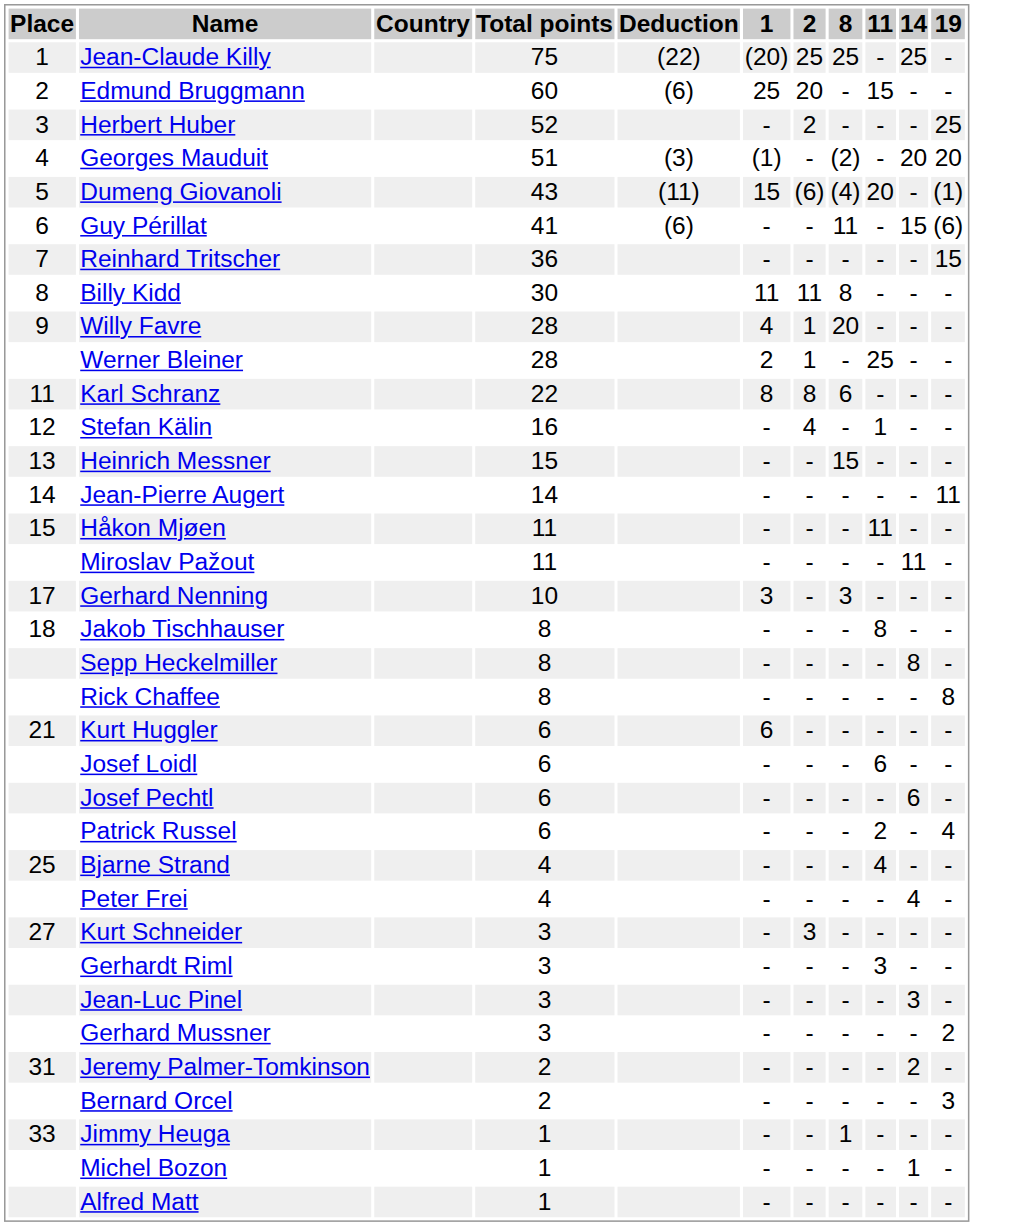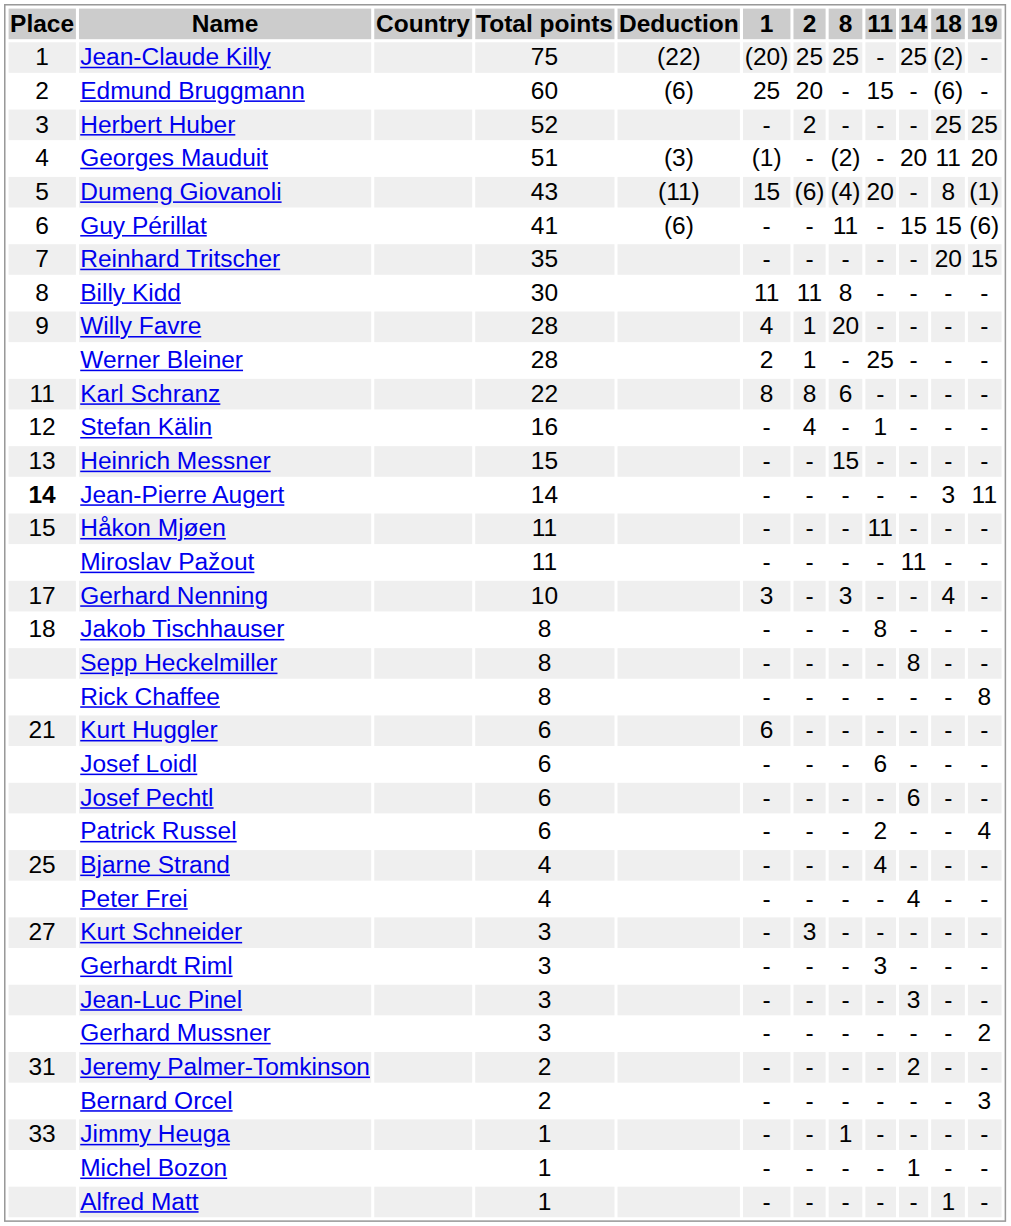+ column: (948, 23)
(544, 259) 36 -> (544, 259) 35
(42, 494) normal -> (42, 494) bold
